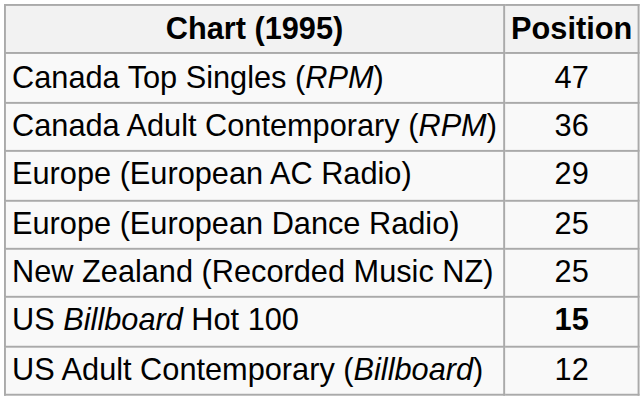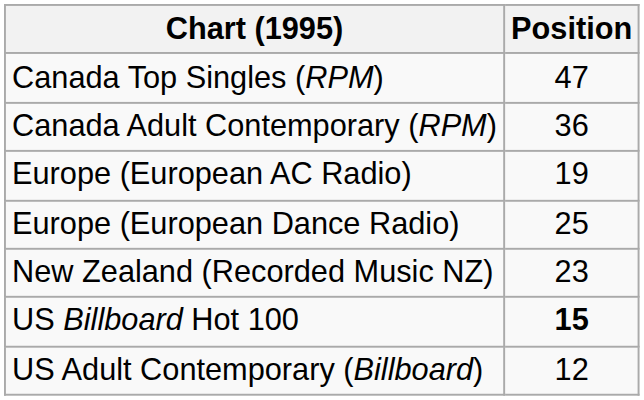(572, 175) 29 -> (572, 175) 19
(572, 272) 25 -> (572, 272) 23
